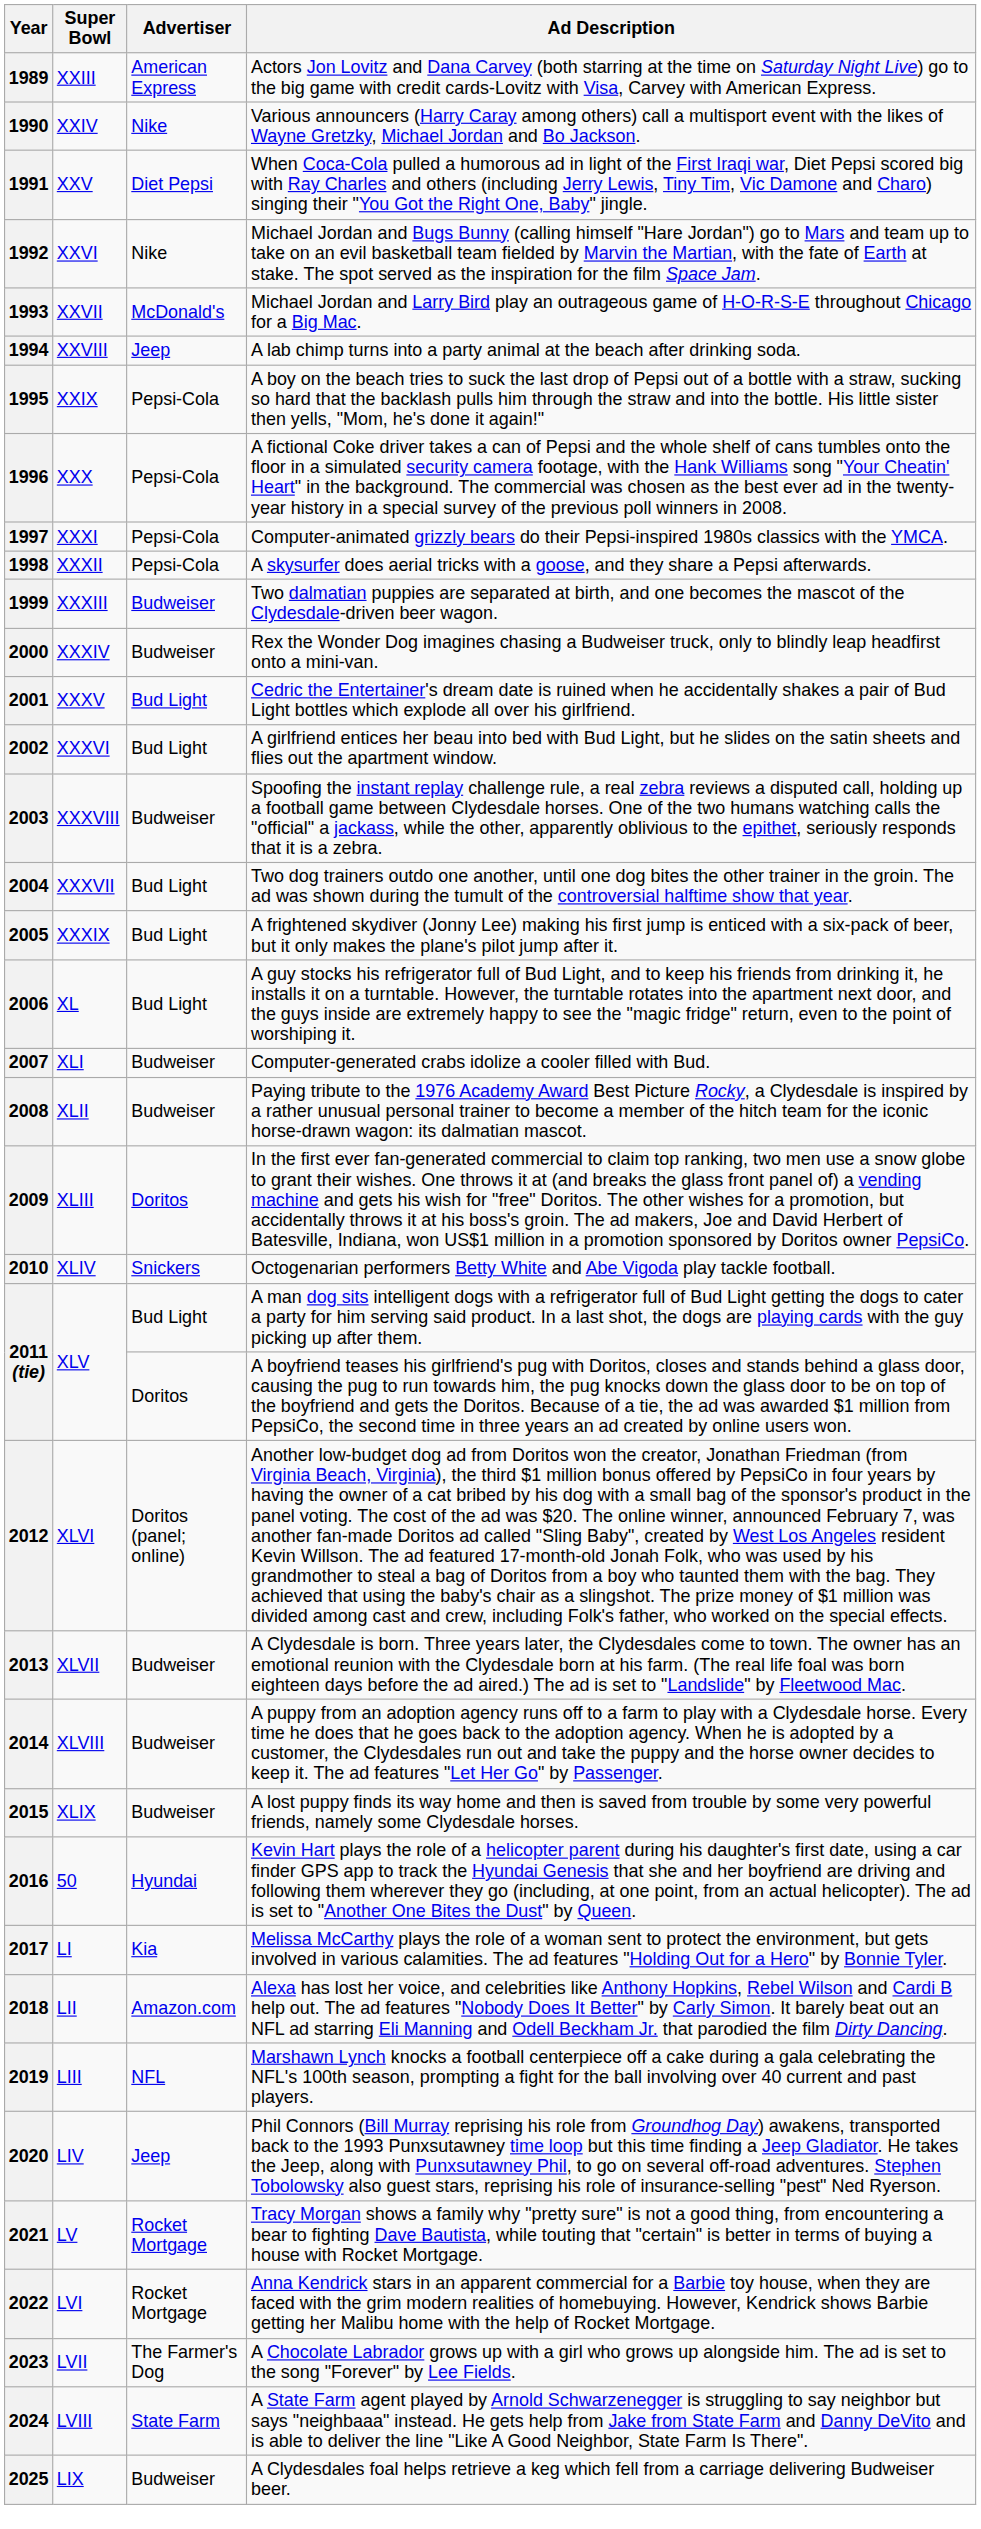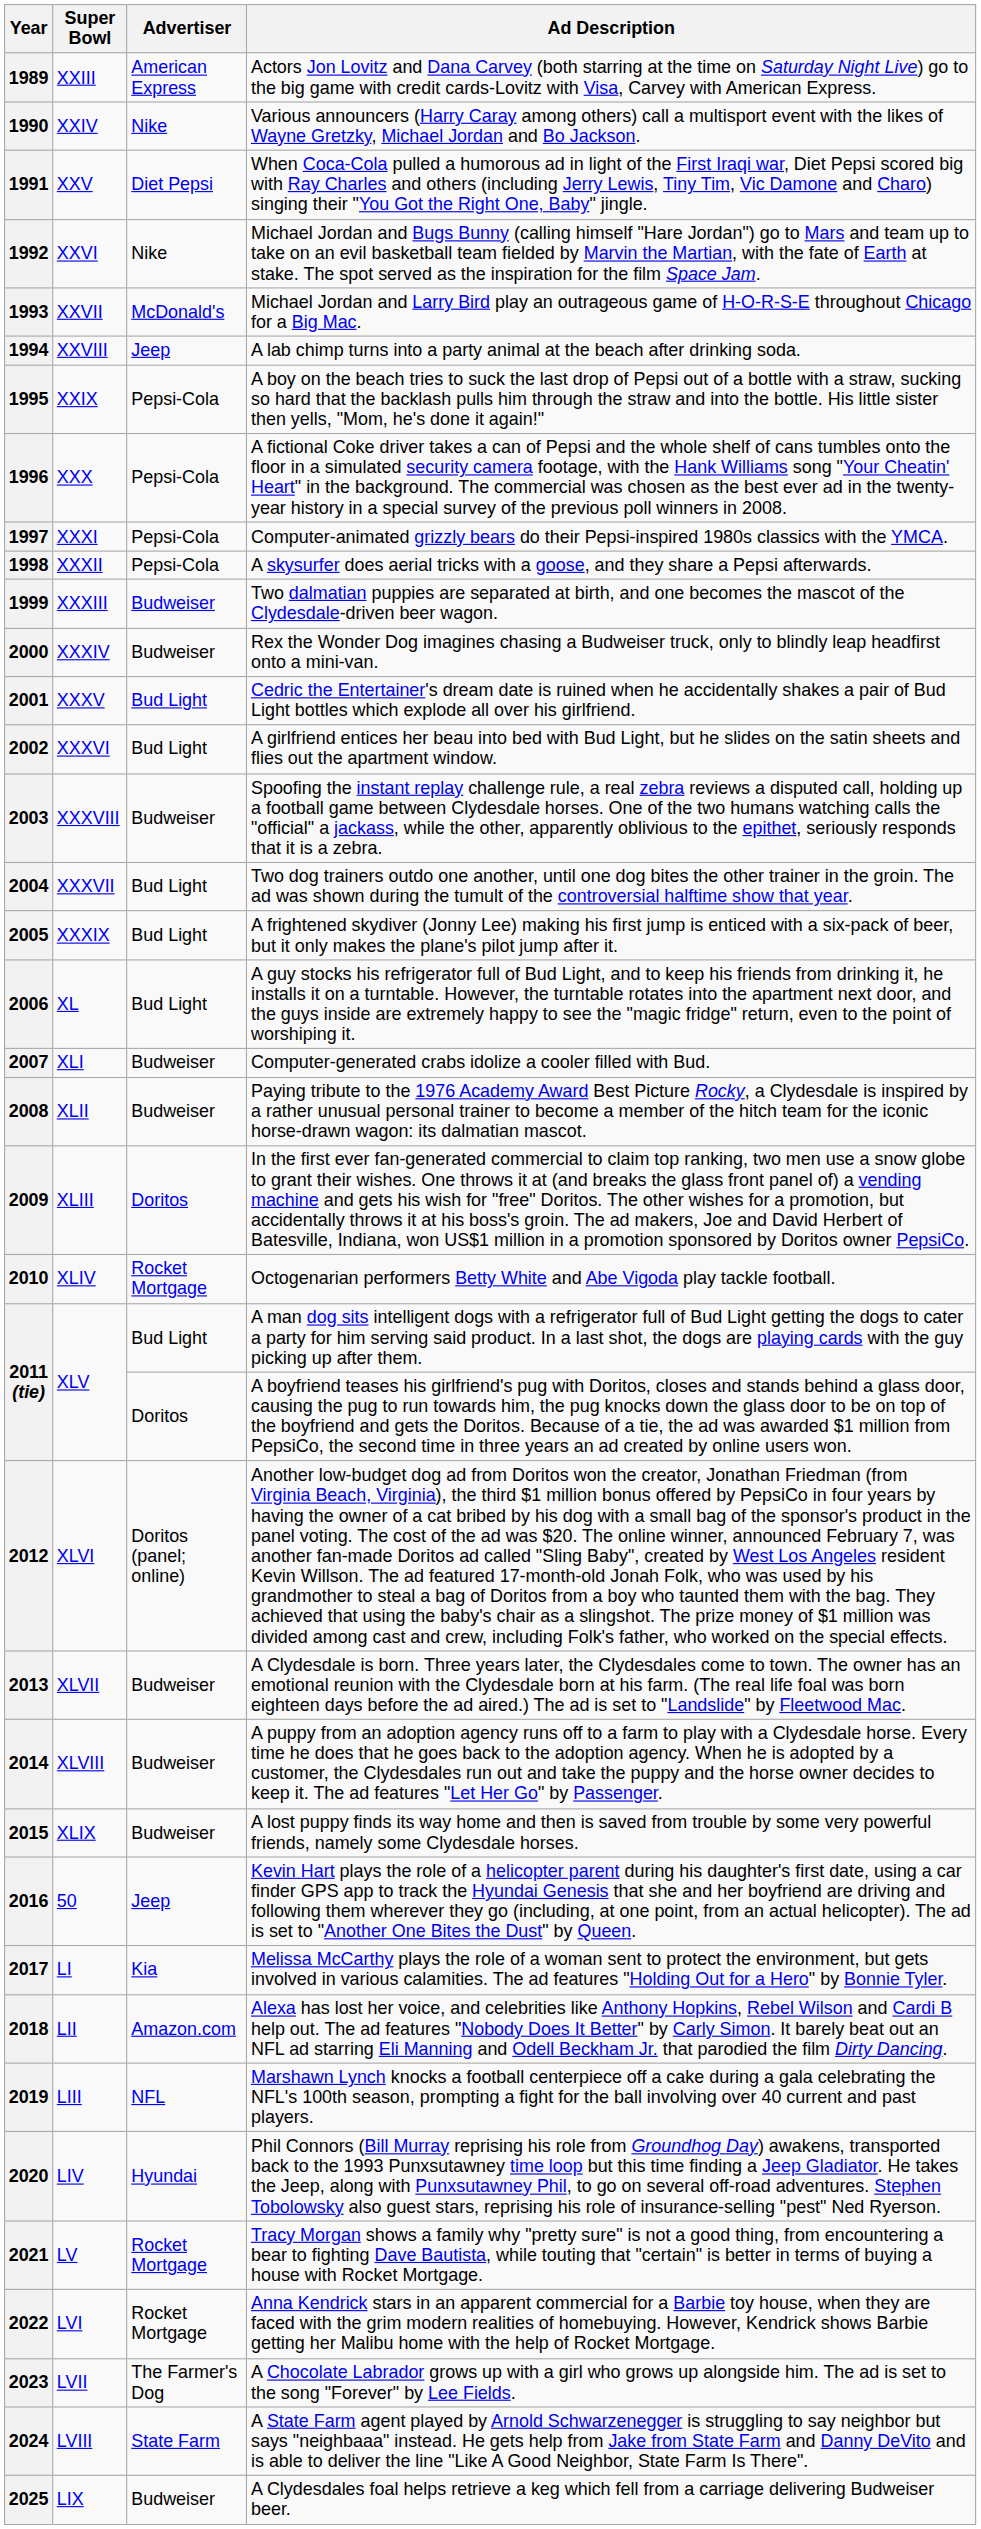(166, 1268) Snickers -> (169, 1278) Rocket Mortgage
(164, 1881) Hyundai -> (151, 1901) Jeep
(151, 2156) Jeep -> (164, 2176) Hyundai
